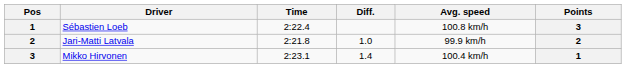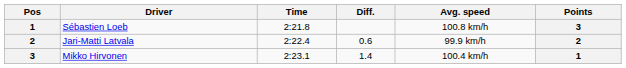(297, 27) 2:22.4 -> (297, 27) 2:21.8
(297, 42) 2:21.8 -> (297, 42) 2:22.4
(366, 42) 1.0 -> (366, 42) 0.6
